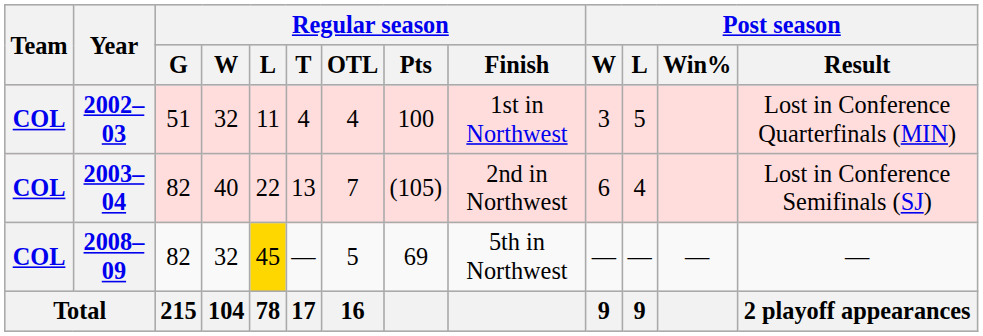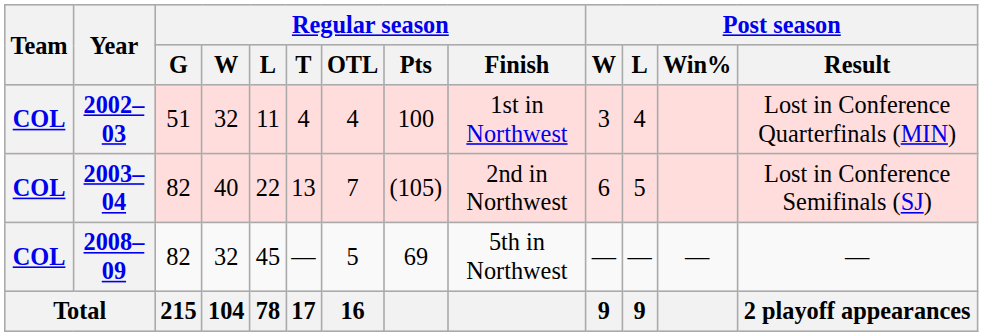(640, 119) 5 -> (640, 119) 4
(640, 188) 4 -> (640, 188) 5
(268, 257) gold background -> (268, 257) no background
